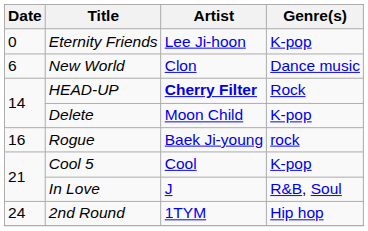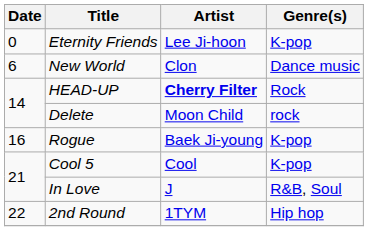(291, 115) K-pop -> (285, 115) rock
(285, 139) rock -> (291, 139) K-pop
(17, 213) 24 -> (17, 213) 22
